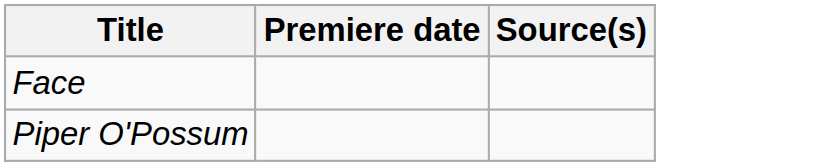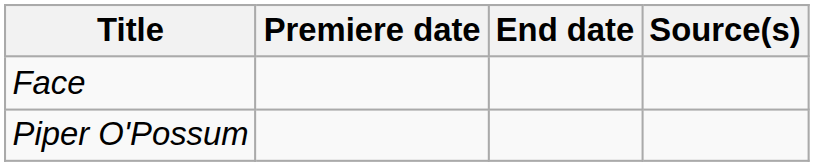+ column: (565, 30)
